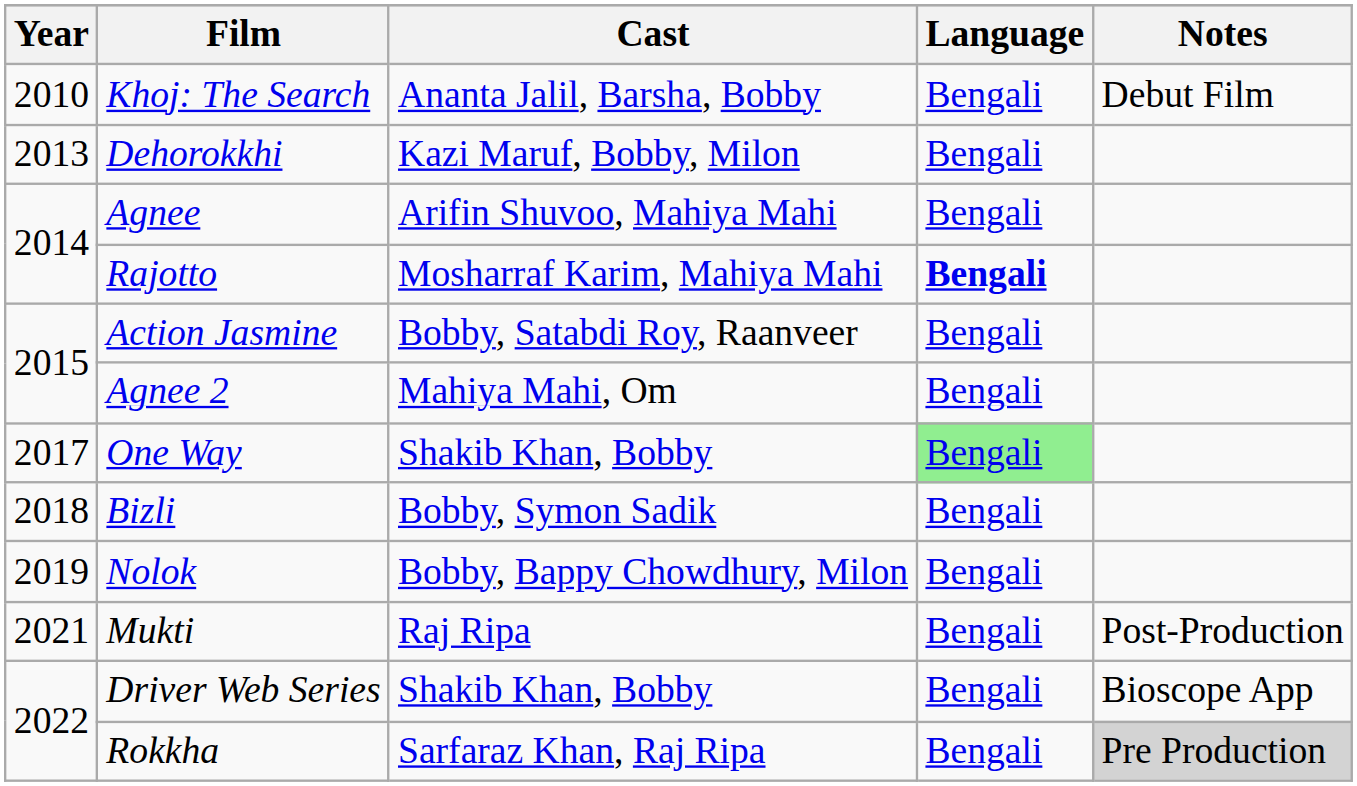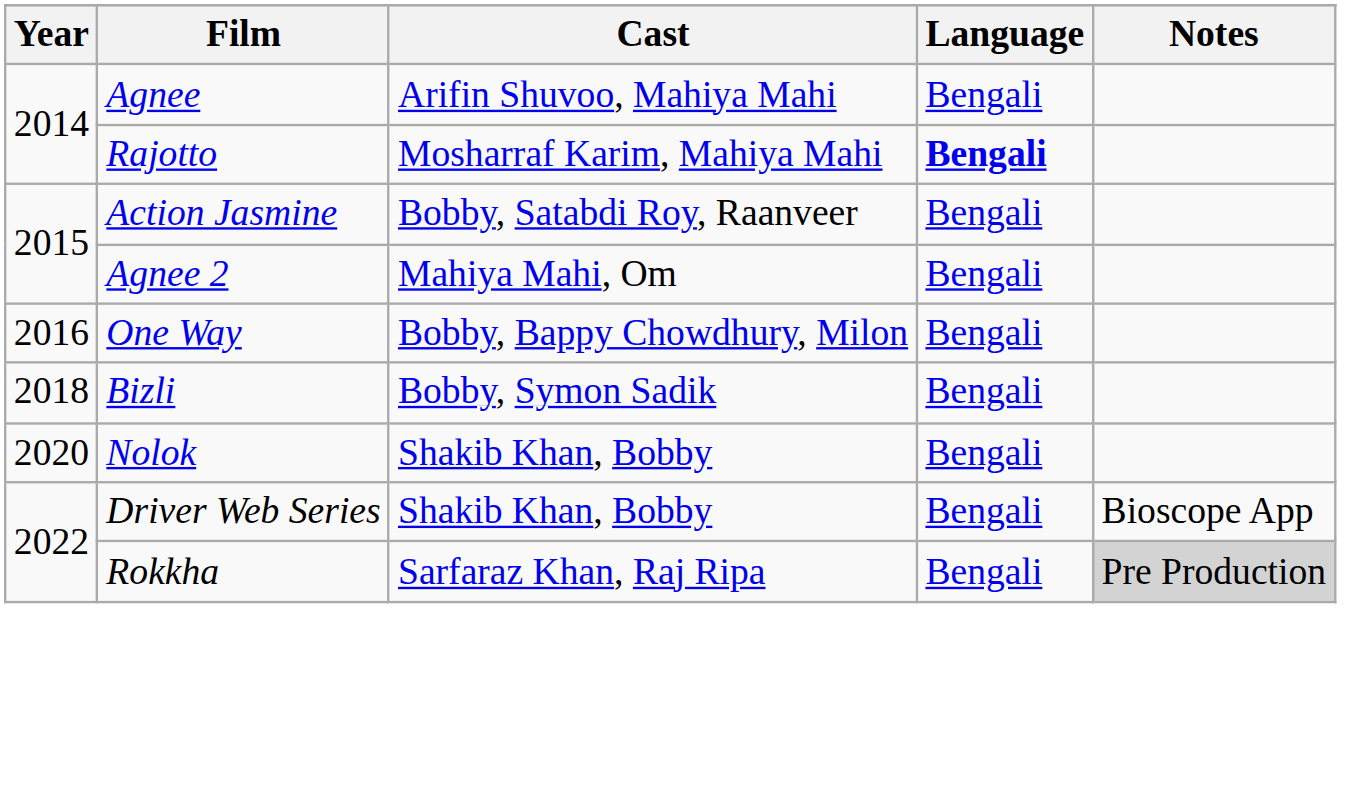- row: (238, 93)
- row: (194, 153)
(51, 451) 2017 -> (51, 332) 2016
(555, 451) Shakib Khan, Bobby -> (653, 332) Bobby, Bappy Chowdhury, Milon
(984, 451) lightgreen background -> (984, 332) no background
(51, 570) 2019 -> (51, 451) 2020
(653, 570) Bobby, Bappy Chowdhury, Milon -> (555, 451) Shakib Khan, Bobby
- row: (150, 630)
